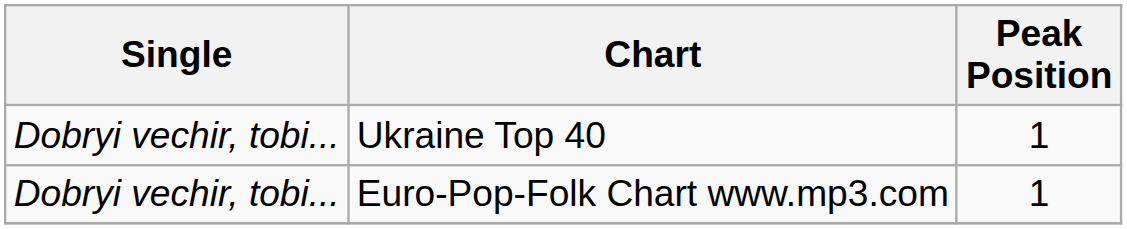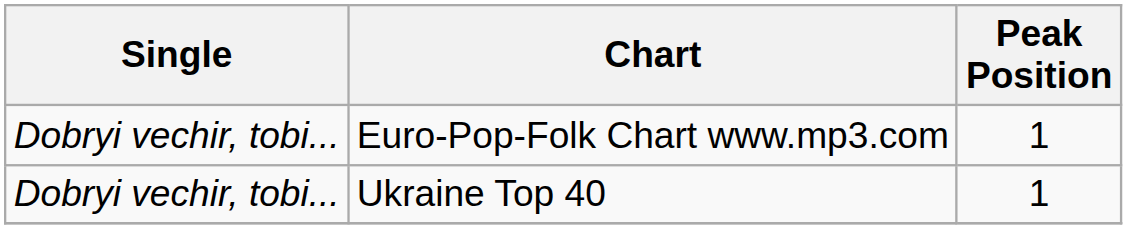rows swapped: (481, 134) <-> (653, 193)
